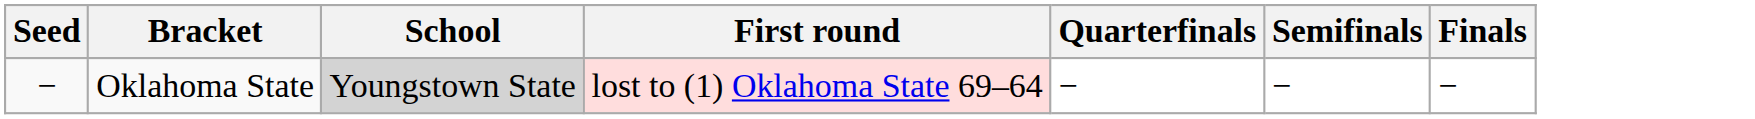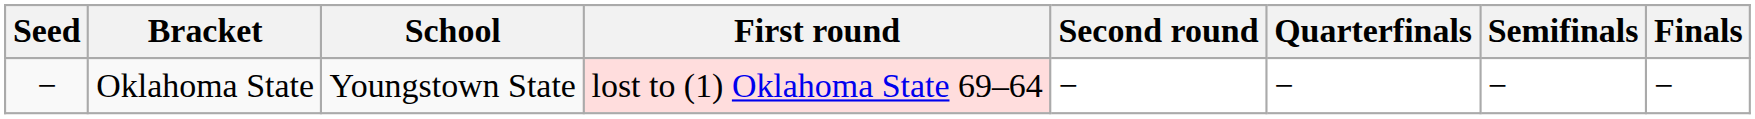+ column: (1158, 31)
(453, 85) lightgrey background -> (453, 85) no background
